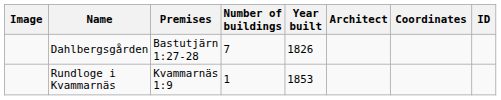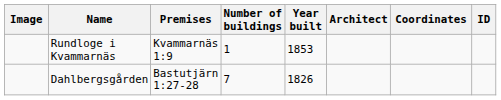rows swapped: (99, 49) <-> (83, 80)
